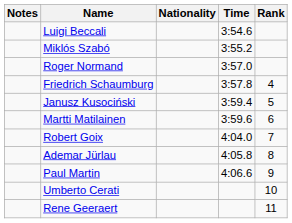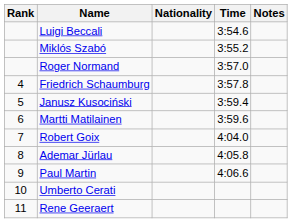columns swapped: (271, 13) <-> (22, 13)
